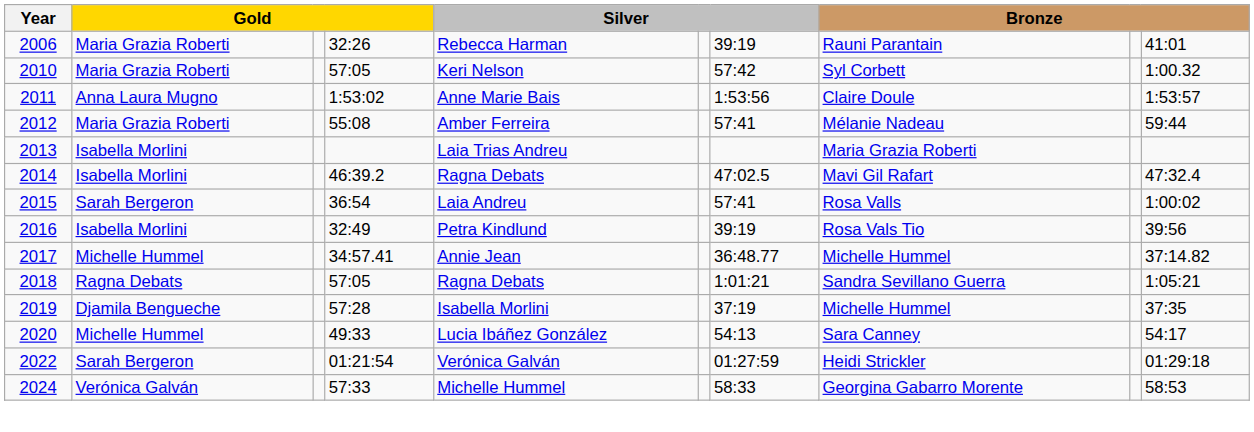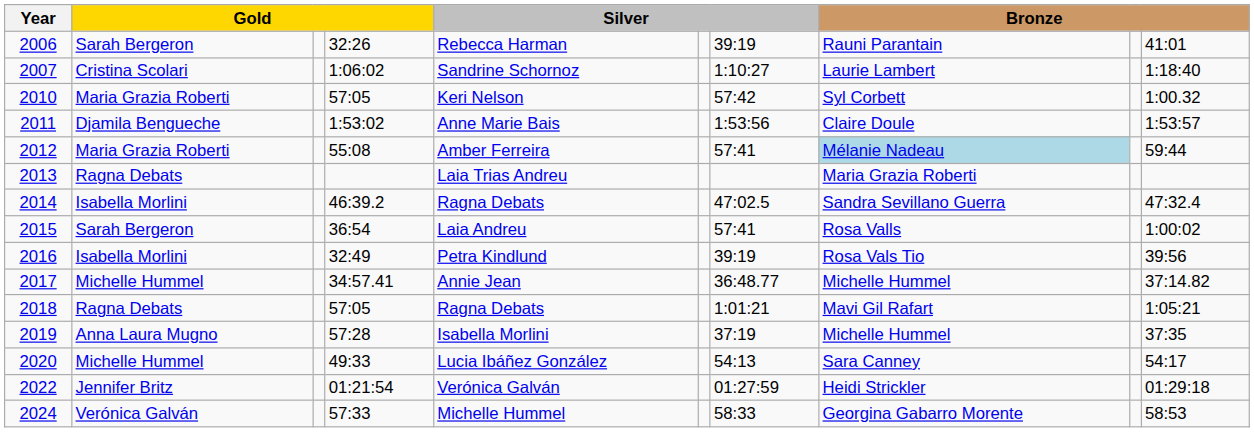(153, 45) Maria Grazia Roberti -> (134, 45) Sarah Bergeron
+ row: (38, 71)
(147, 97) Anna Laura Mugno -> (148, 124) Djamila Bengueche
(883, 124) no background -> (883, 150) lightblue background
(131, 150) Isabella Morlini -> (129, 177) Ragna Debats
(878, 177) Mavi Gil Rafart -> (914, 203) Sandra Sevillano Guerra
(914, 282) Sandra Sevillano Guerra -> (878, 308) Mavi Gil Rafart
(148, 308) Djamila Bengueche -> (147, 335) Anna Laura Mugno
(134, 361) Sarah Bergeron -> (124, 388) Jennifer Britz
